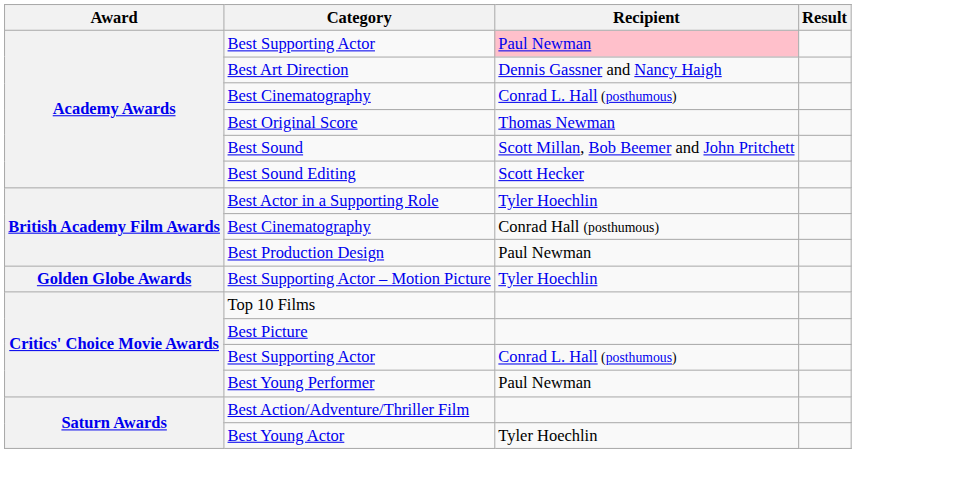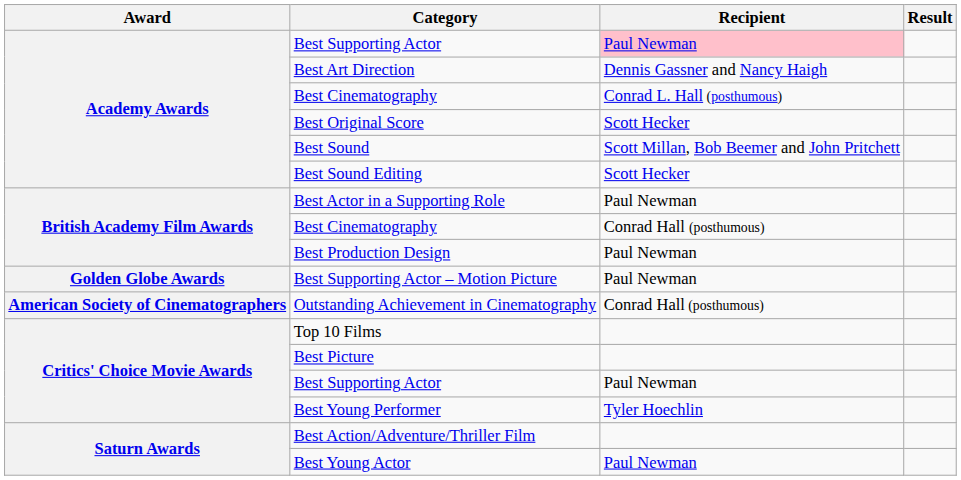(557, 122) Thomas Newman -> (647, 122) Scott Hecker
(548, 200) Tyler Hoechlin -> (650, 200) Paul Newman
(548, 278) Tyler Hoechlin -> (650, 278) Paul Newman
+ row: (147, 305)
(588, 357) Conrad L. Hall (posthumous) -> (650, 383) Paul Newman
(545, 383) Paul Newman -> (653, 409) Tyler Hoechlin
(548, 435) Tyler Hoechlin -> (650, 461) Paul Newman
